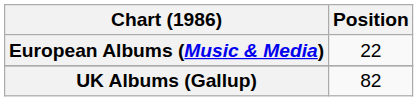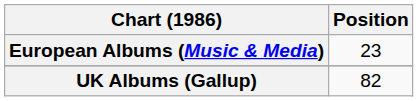(371, 50) 22 -> (371, 50) 23
